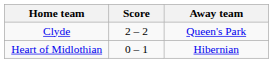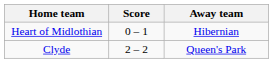rows swapped: (57, 31) <-> (57, 49)
